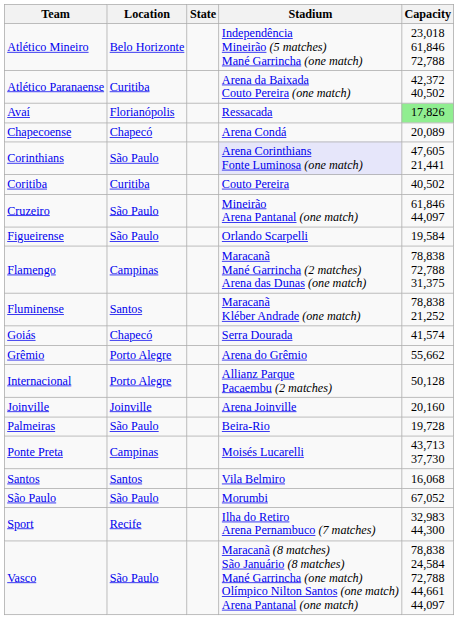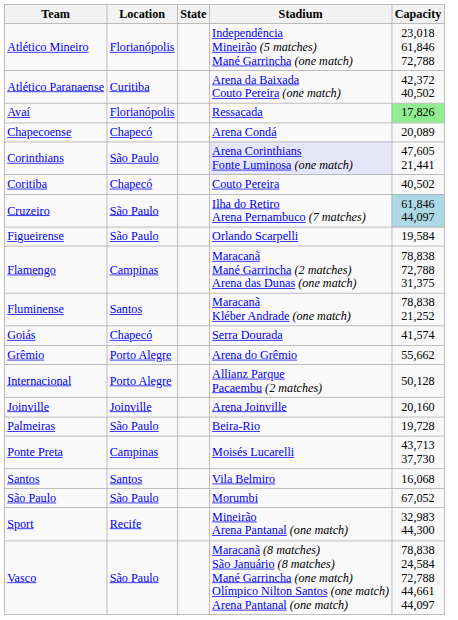(147, 47) Belo Horizonte -> (142, 47) Florianópolis
(130, 184) Curitiba -> (131, 184) Chapecó
(290, 210) Mineirão Arena Pantanal (one match) -> (289, 210) Ilha do Retiro Arena Pernambuco (7 matches)
(428, 210) no background -> (418, 210) lightblue background
(299, 524) Ilha do Retiro Arena Pernambuco (7 matches) -> (280, 524) Mineirão Arena Pantanal (one match)
